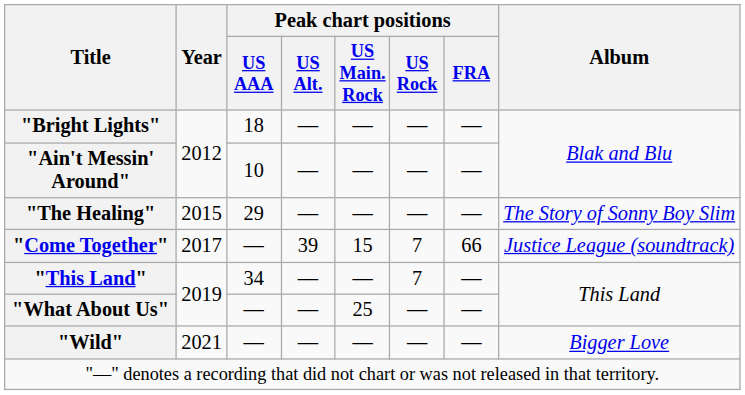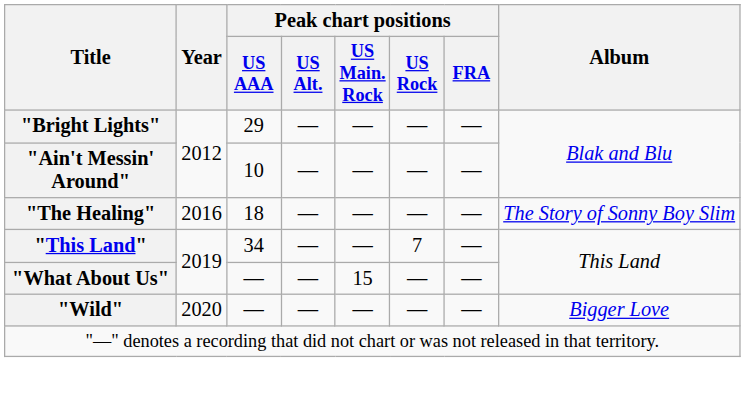(254, 126) 18 -> (254, 126) 29
(202, 213) 2015 -> (202, 213) 2016
(254, 213) 29 -> (254, 213) 18
- row: (91, 245)
(363, 310) 25 -> (363, 277) 15
(202, 342) 2021 -> (202, 310) 2020
